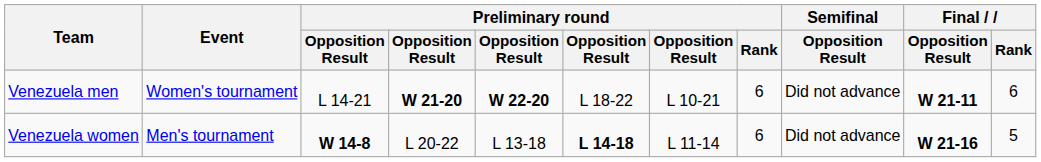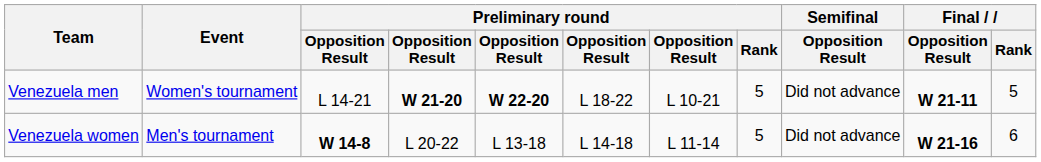(759, 92) 6 -> (759, 92) 5
(1013, 92) 6 -> (1013, 92) 5
(606, 144) bold -> (606, 144) normal
(759, 135) 6 -> (759, 135) 5
(1013, 135) 5 -> (1013, 135) 6
